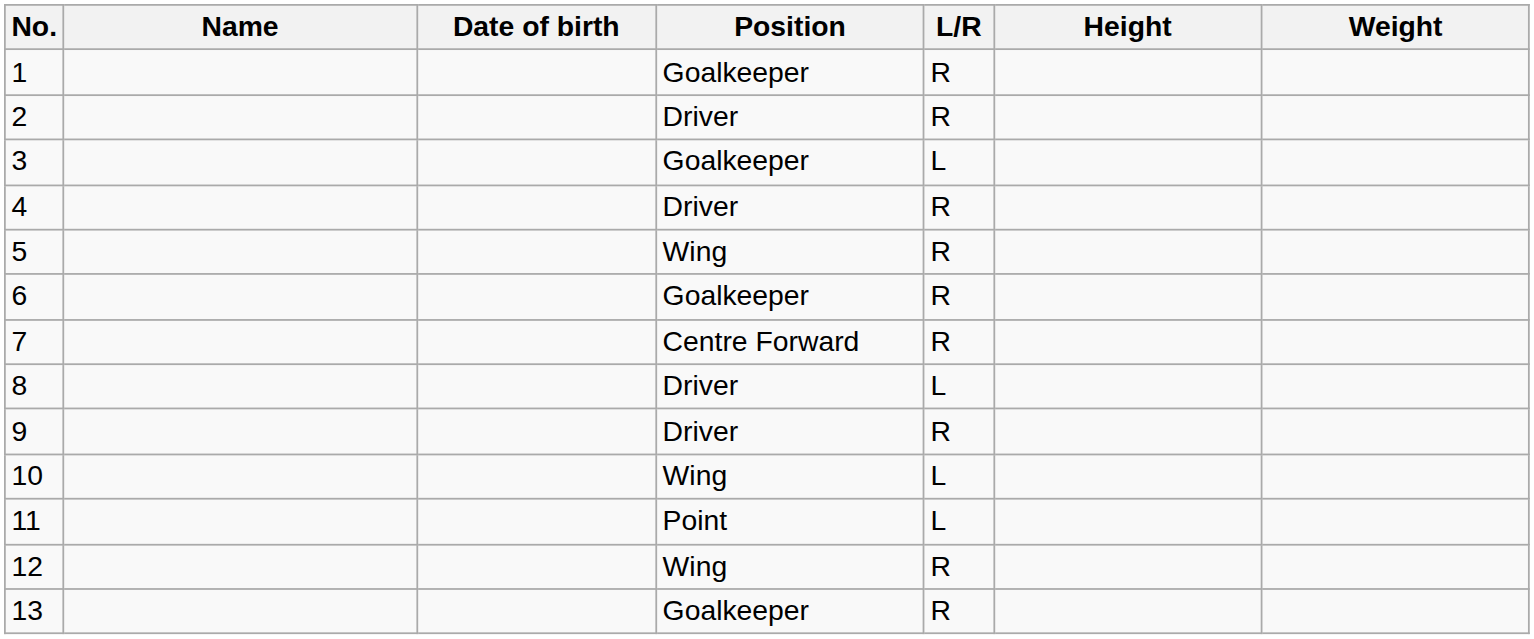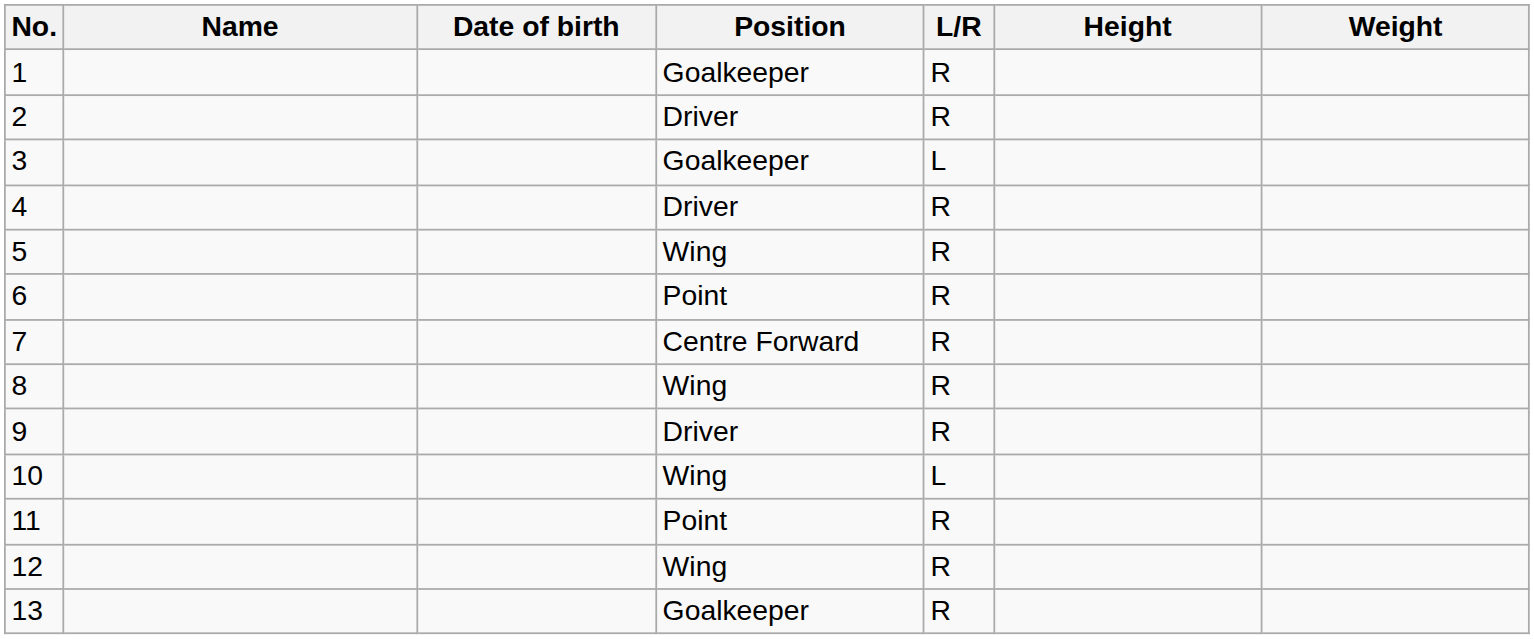(736, 296) Goalkeeper -> (695, 296) Point
(700, 386) Driver -> (695, 386) Wing
(938, 386) L -> (941, 386) R
(938, 521) L -> (941, 521) R
